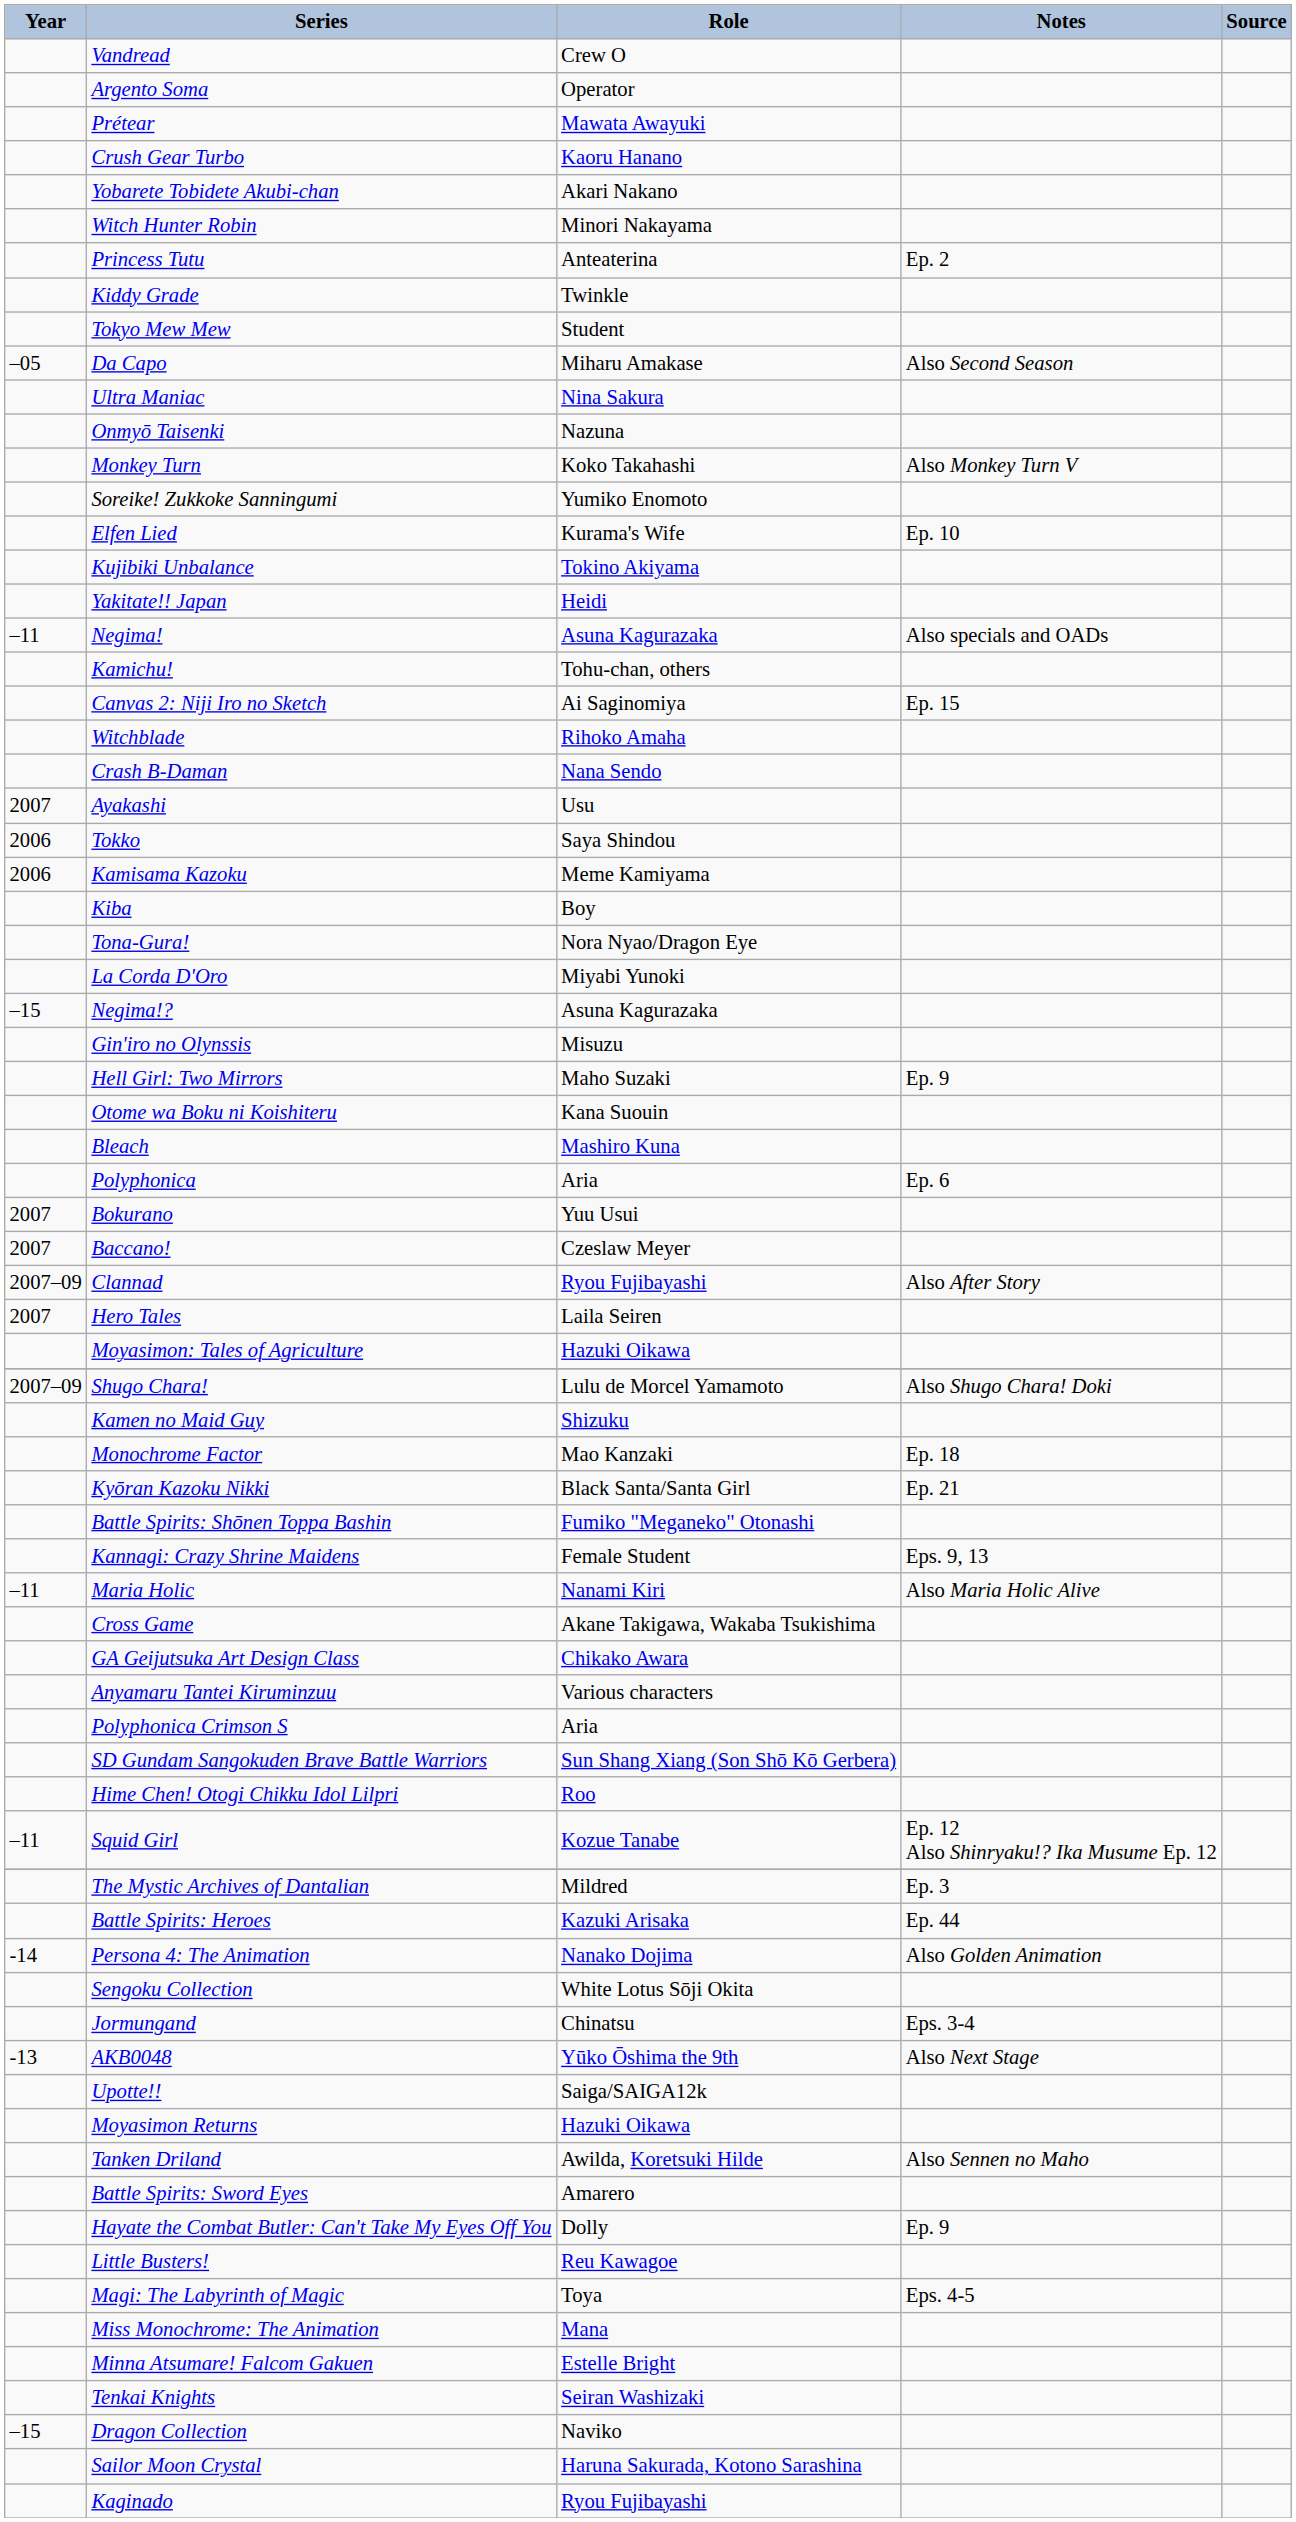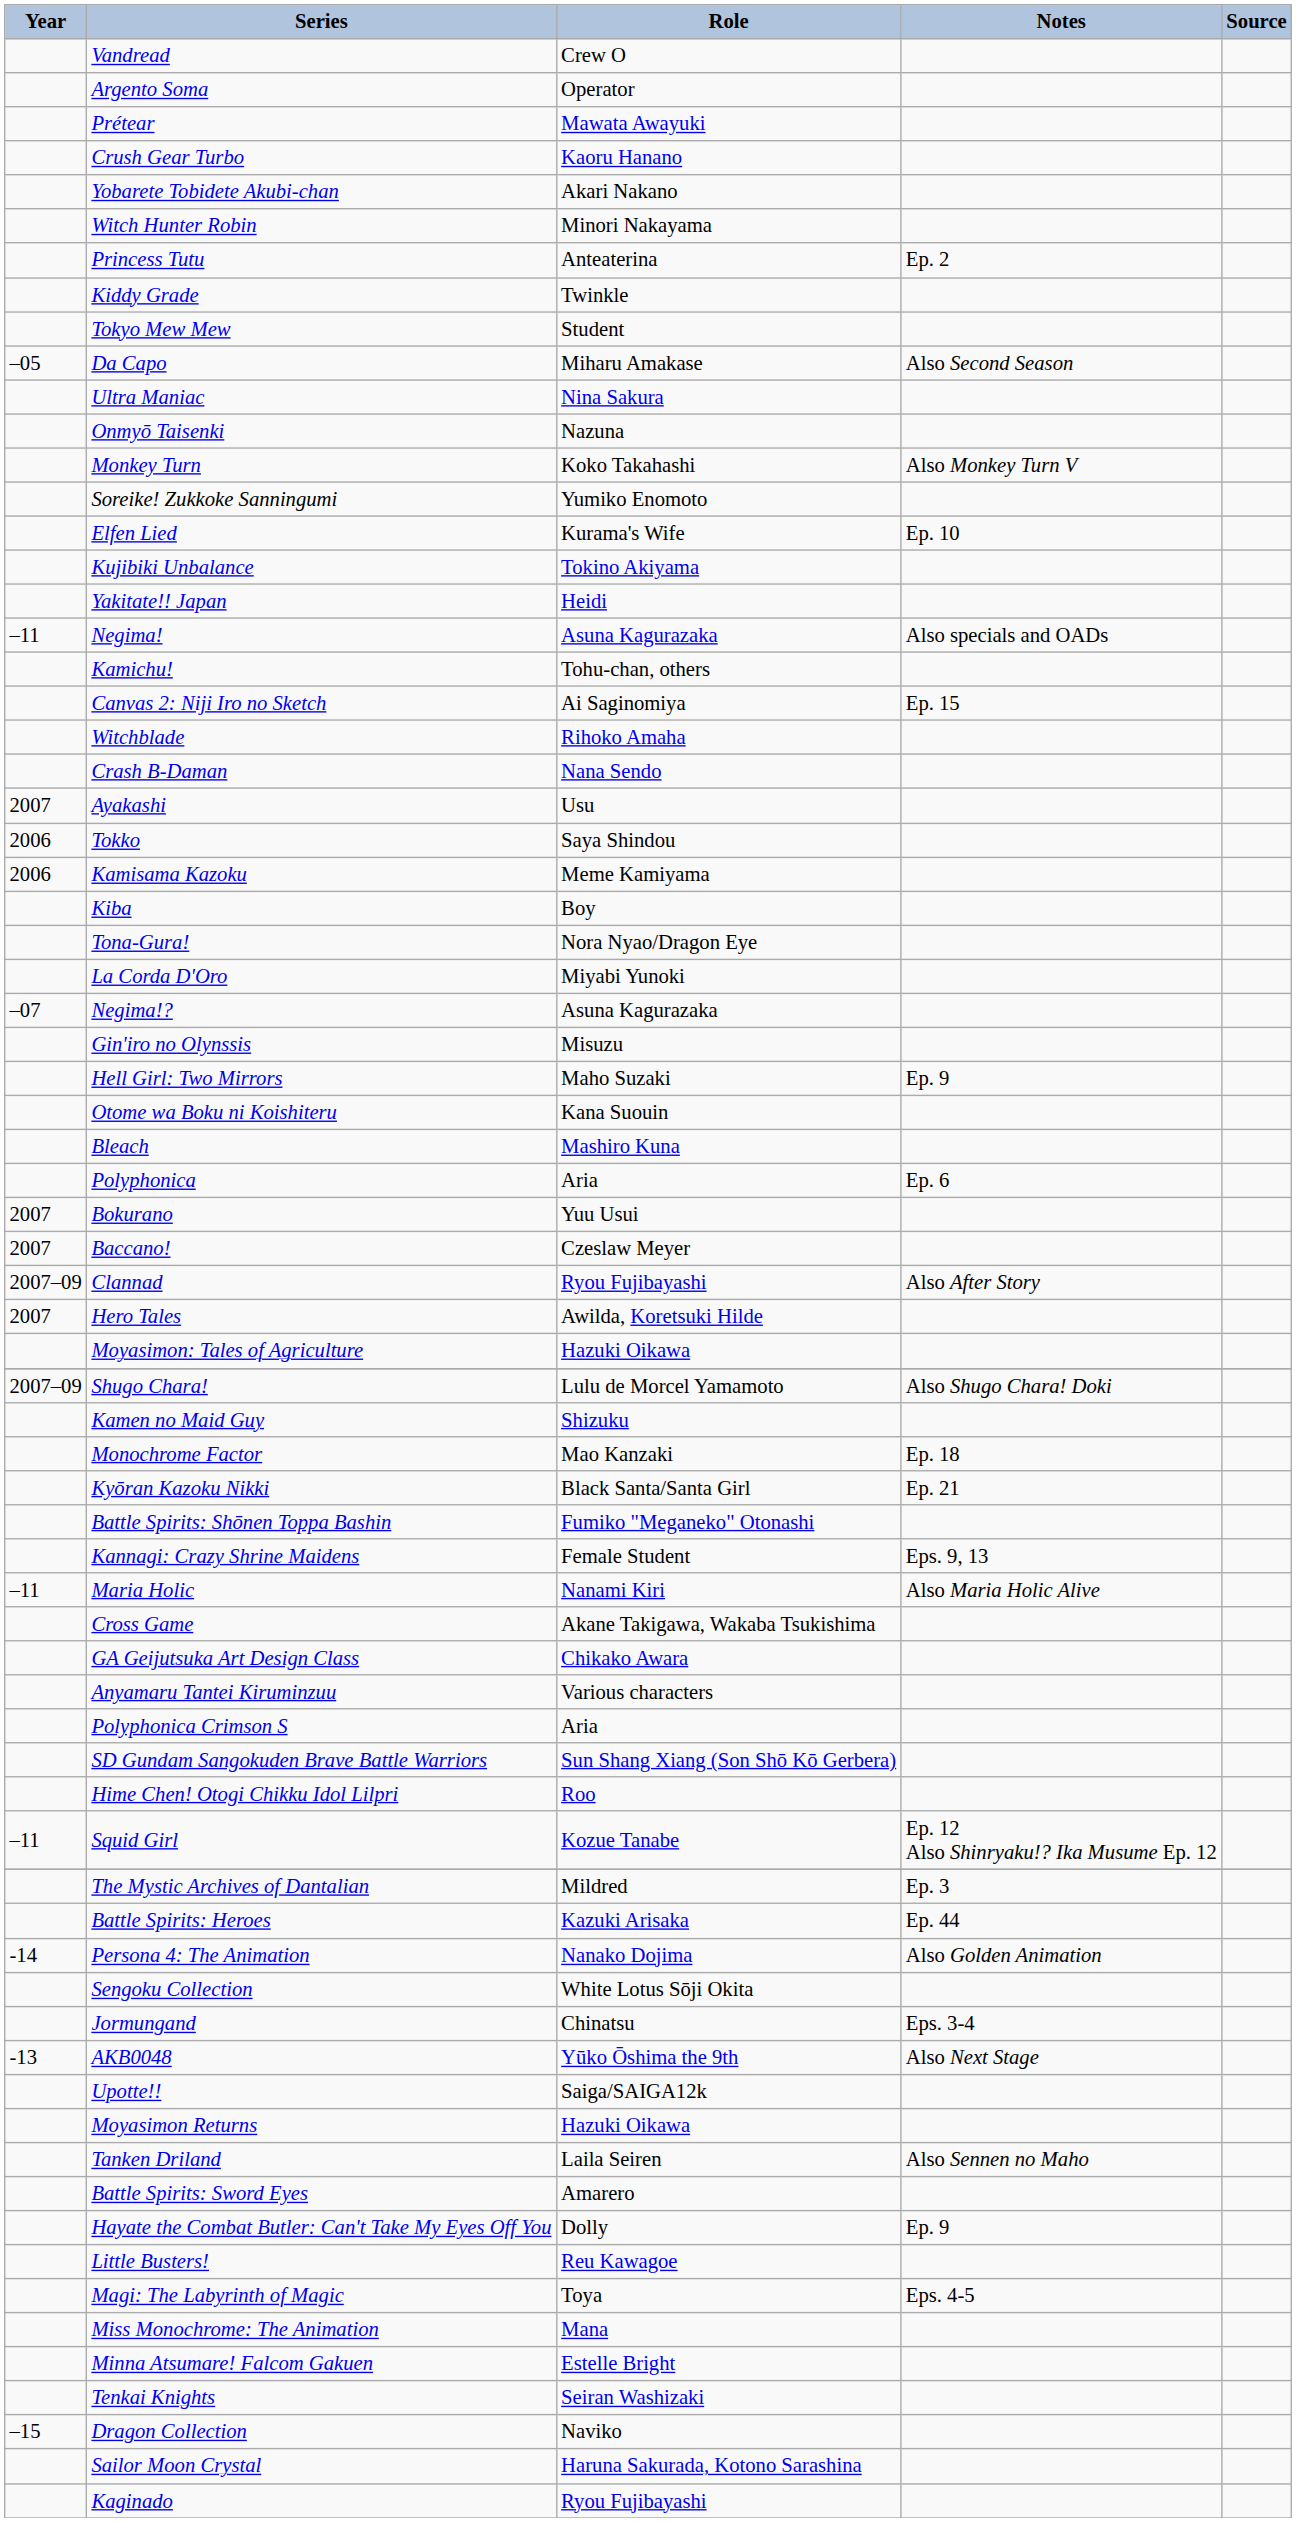(25, 1010) –15 -> (25, 1010) –07
(611, 1316) Laila Seiren -> (662, 1316) Awilda, Koretsuki Hilde
(662, 2159) Awilda, Koretsuki Hilde -> (611, 2159) Laila Seiren
